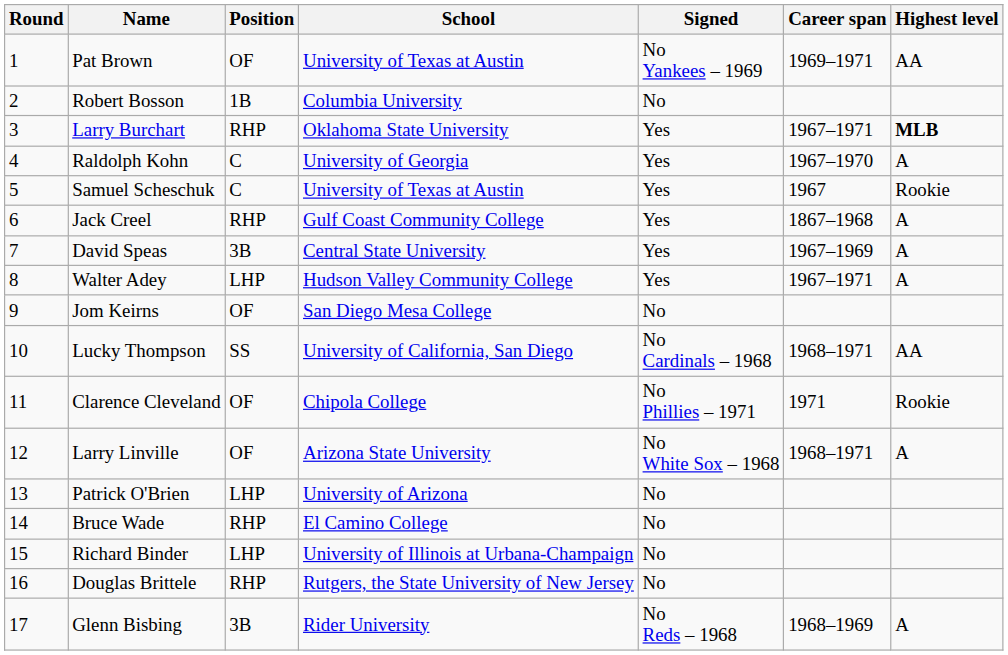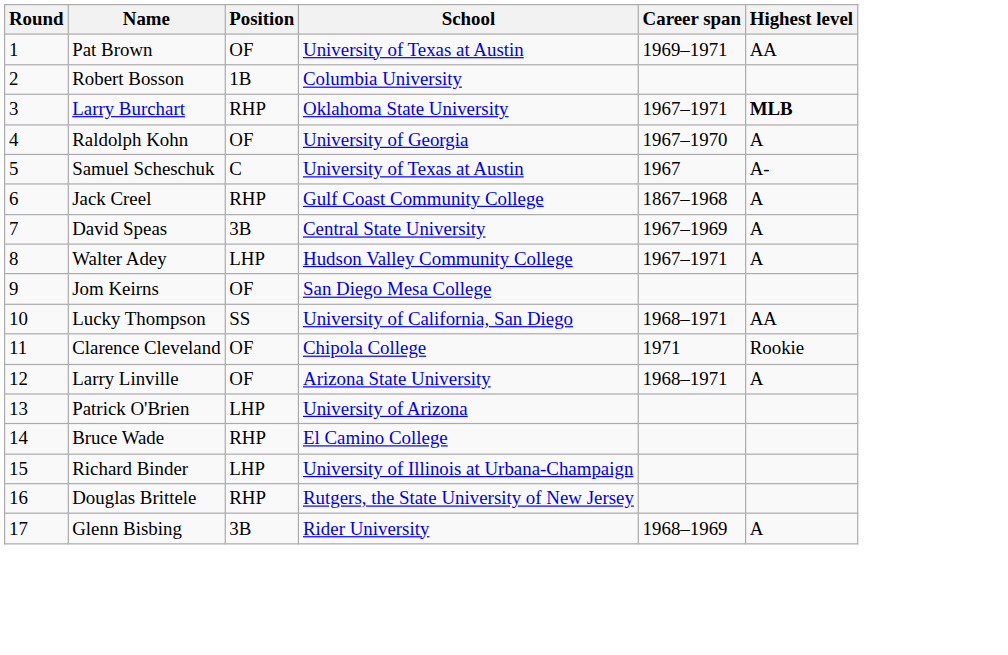- column: (711, 19)
(236, 160) C -> (241, 139) OF
(923, 190) Rookie -> (760, 169) A-
